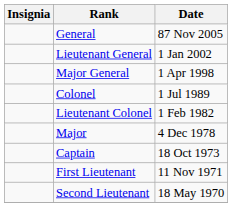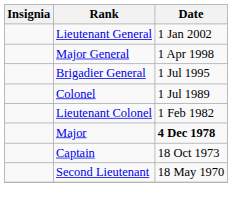- row: (76, 34)
+ row: (101, 73)
(187, 133) normal -> (187, 133) bold
- row: (96, 172)
